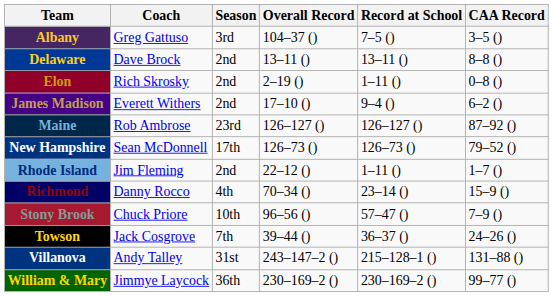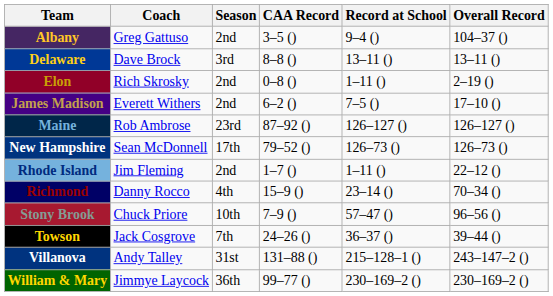columns swapped: (309, 15) <-> (507, 15)
(225, 37) 3rd -> (226, 37) 2nd
(378, 37) 7–5 () -> (362, 37) 9–4 ()
(226, 59) 2nd -> (225, 59) 3rd
(378, 103) 9–4 () -> (362, 103) 7–5 ()
